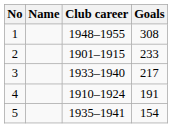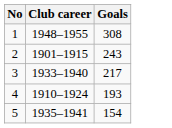- column: (44, 14)
(149, 53) 233 -> (112, 53) 243
(149, 93) 191 -> (112, 93) 193
